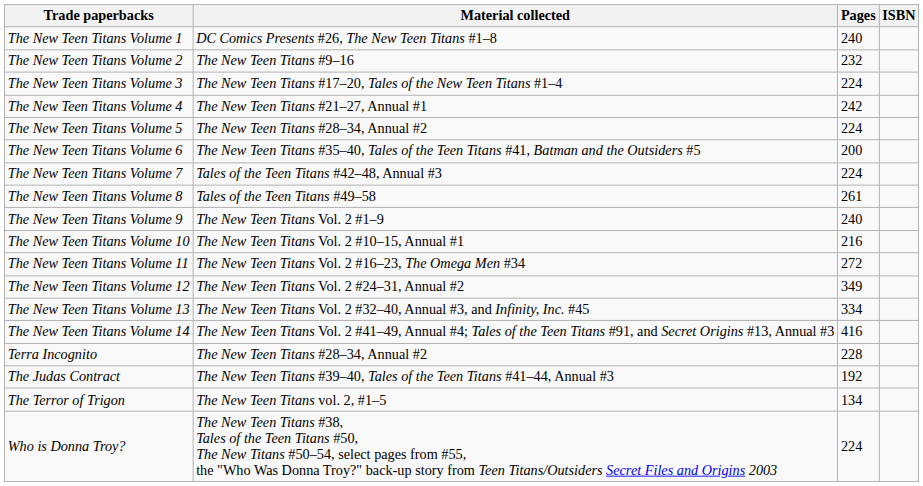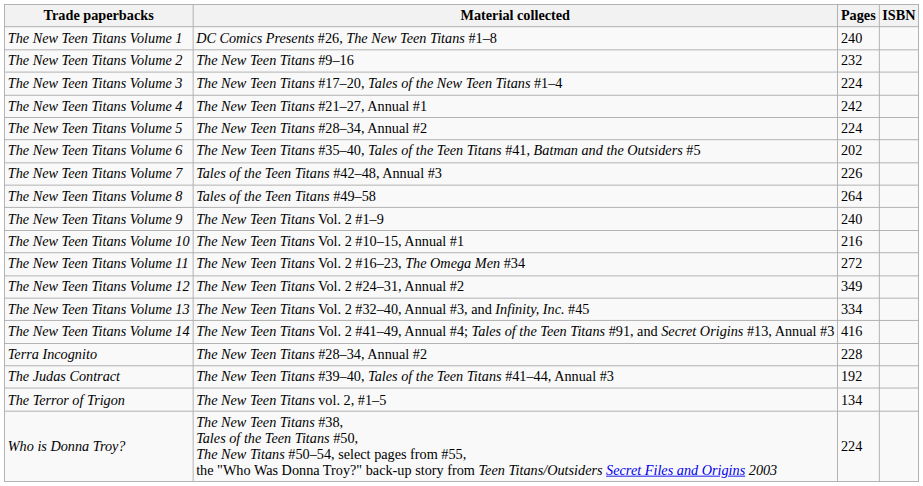(852, 151) 200 -> (852, 151) 202
(852, 173) 224 -> (852, 173) 226
(852, 196) 261 -> (852, 196) 264
